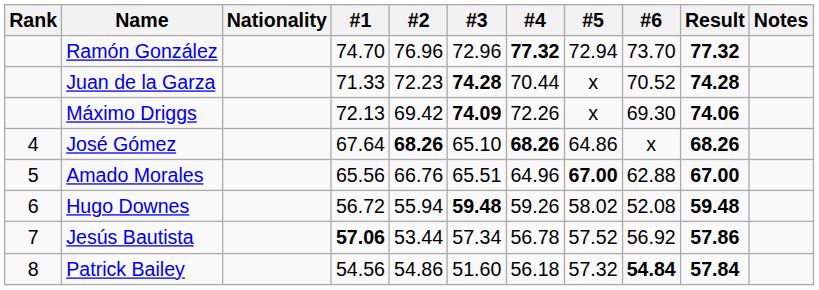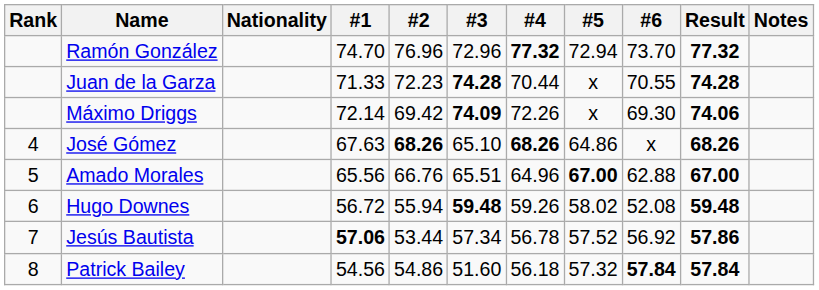(651, 82) 70.52 -> (651, 82) 70.55
(360, 113) 72.13 -> (360, 113) 72.14
(360, 145) 67.64 -> (360, 145) 67.63
(651, 269) 54.84 -> (651, 269) 57.84
